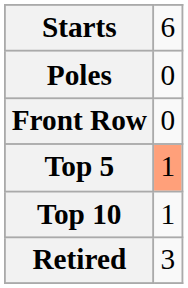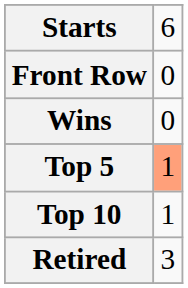- row: (79, 74)
+ row: (79, 120)
